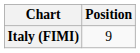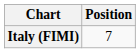(109, 36) 9 -> (109, 36) 7
